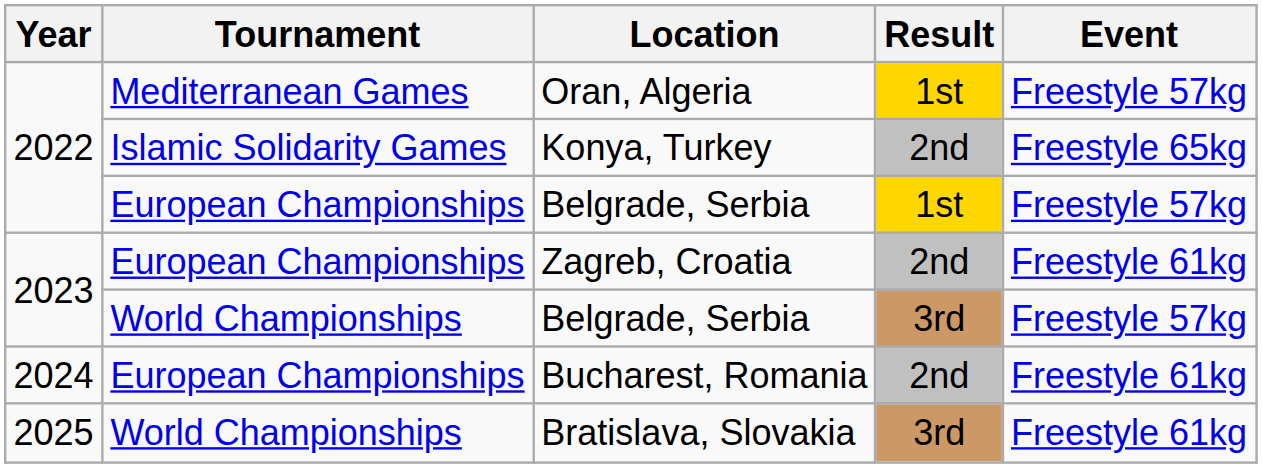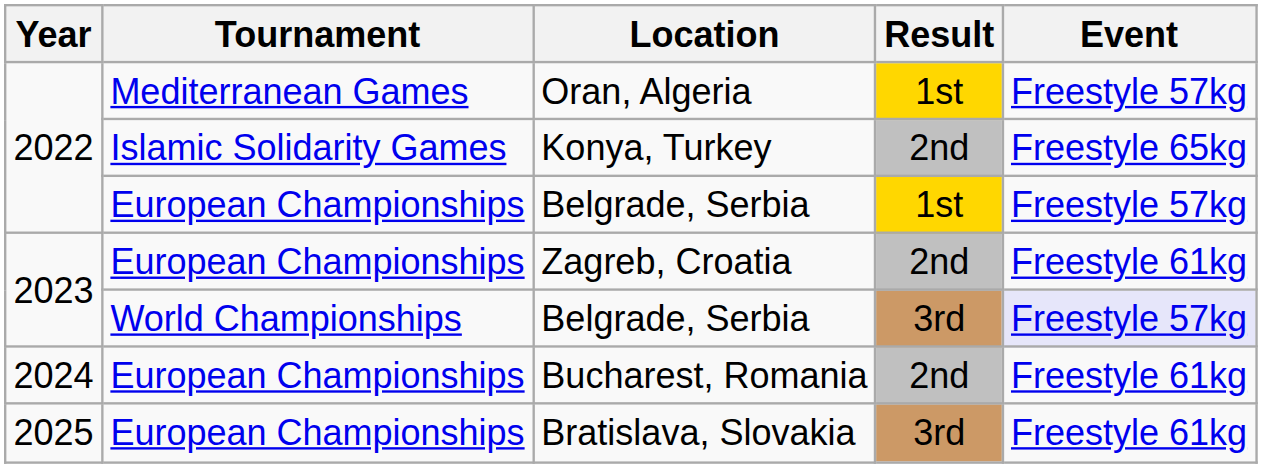(1129, 319) no background -> (1129, 319) lavender background
(286, 433) World Championships -> (318, 433) European Championships
